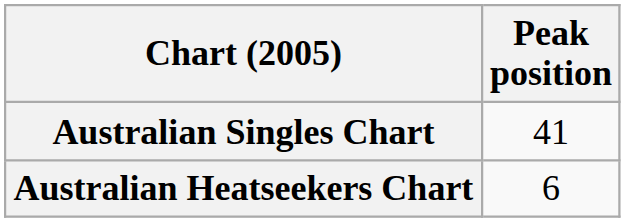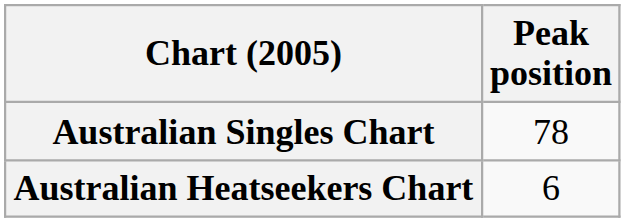(551, 130) 41 -> (551, 130) 78
